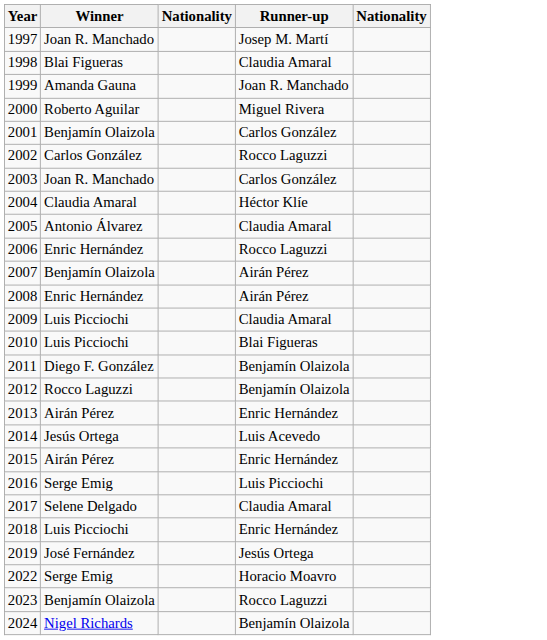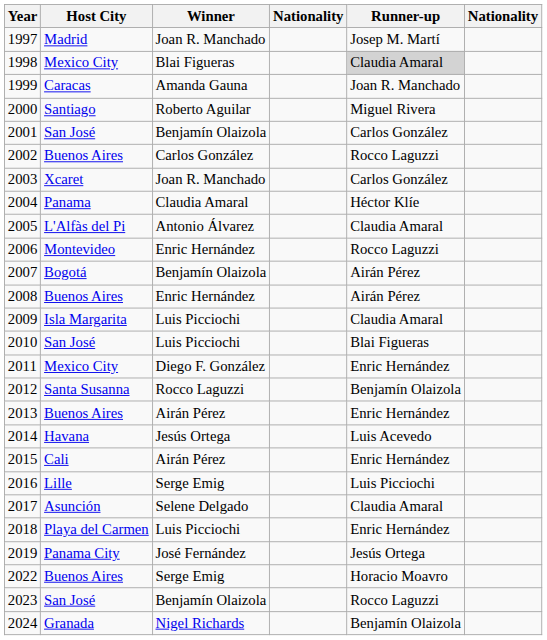+ column: (96, 16)
(285, 62) no background -> (397, 62) lightgrey background
(294, 366) Benjamín Olaizola -> (400, 366) Enric Hernández
